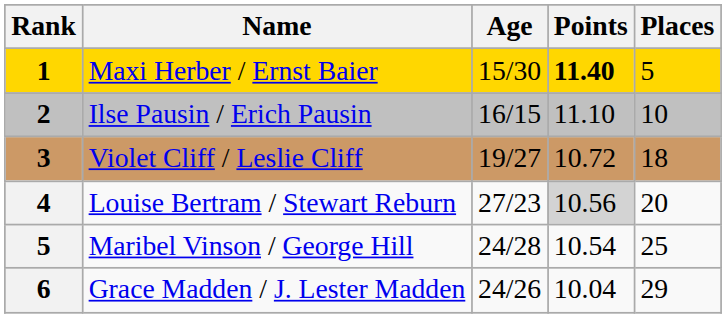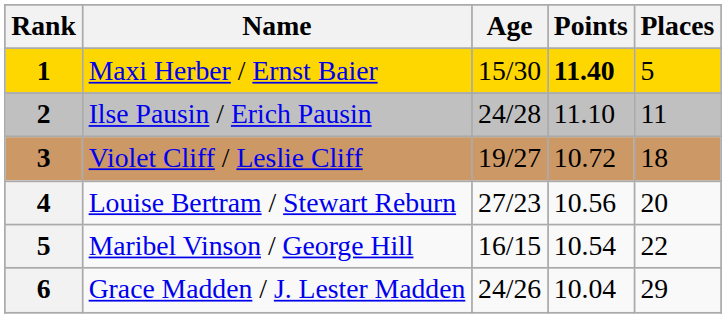(510, 114) 16/15 -> (510, 114) 24/28
(654, 114) 10 -> (654, 114) 11
(585, 202) lightgrey background -> (585, 202) no background
(510, 245) 24/28 -> (510, 245) 16/15
(654, 245) 25 -> (654, 245) 22
